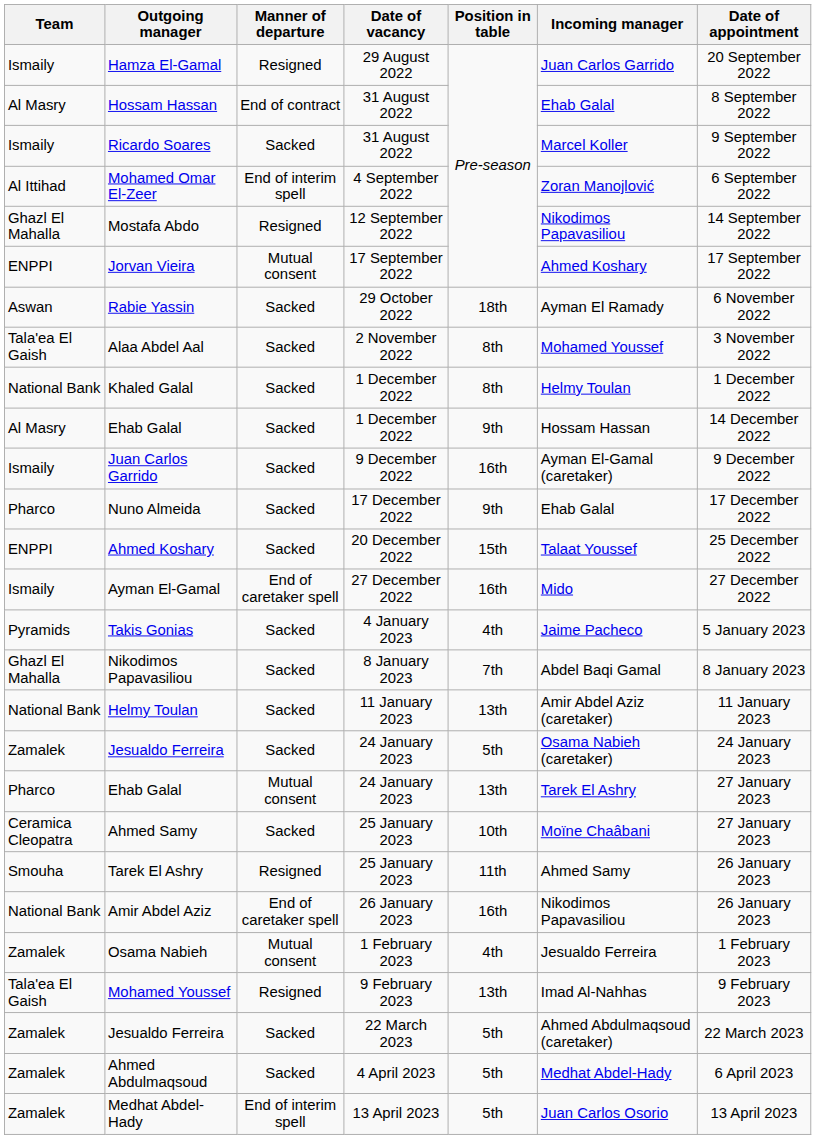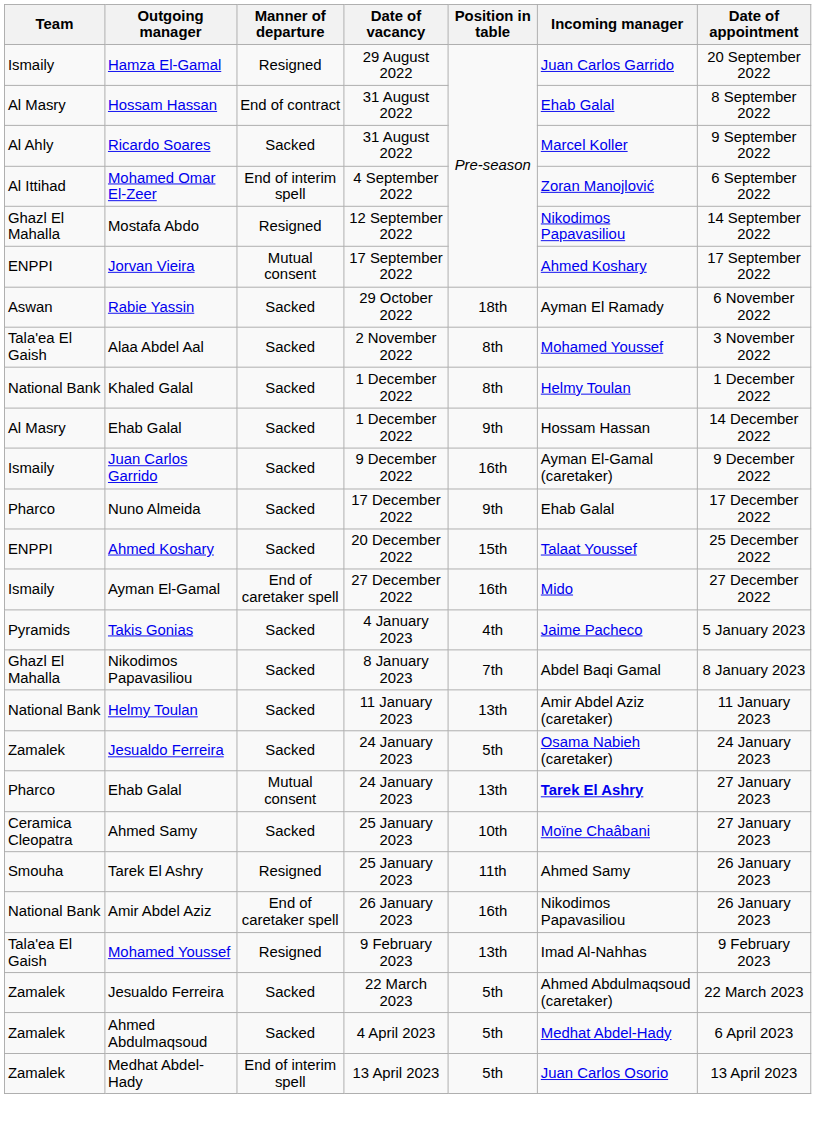(31, 145) Ismaily -> (31, 145) Al Ahly
(588, 791) normal -> (592, 791) bold
- row: (158, 952)
